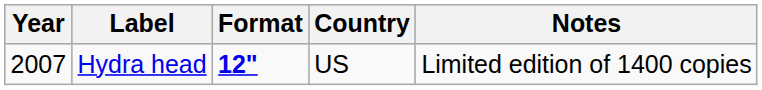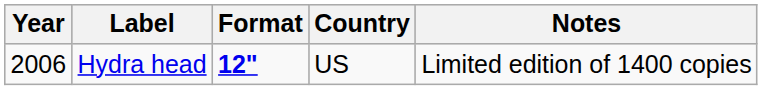(38, 63) 2007 -> (38, 63) 2006
